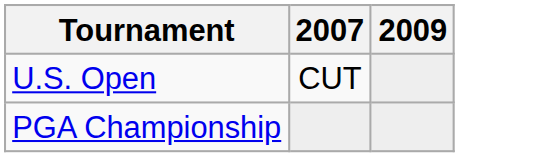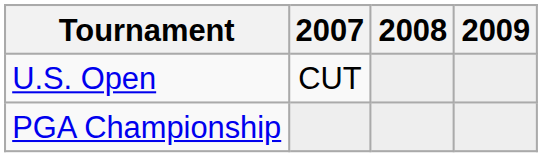+ column: (413, 30)
